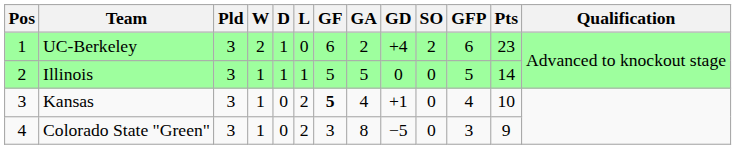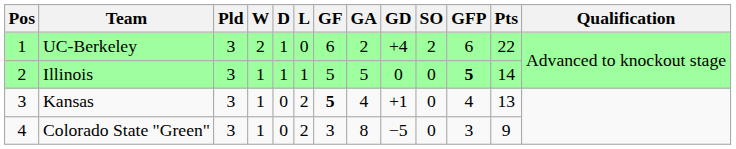(506, 46) 23 -> (506, 46) 22
(469, 74) normal -> (469, 74) bold
(506, 102) 10 -> (506, 102) 13
